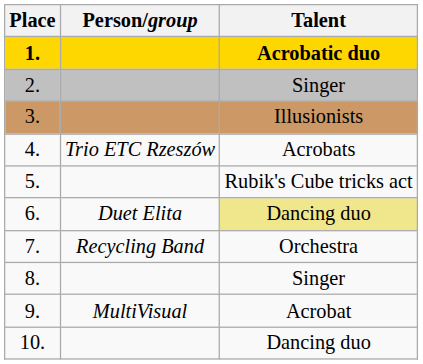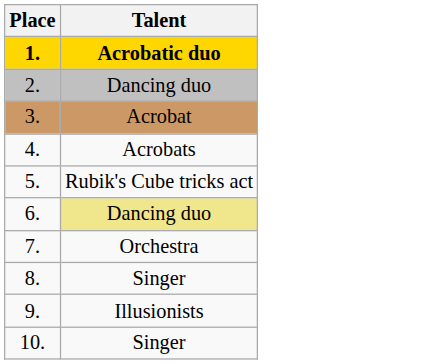- column: (140, 20)
(319, 85) Singer -> (159, 85) Dancing duo
(319, 117) Illusionists -> (159, 117) Acrobat
(319, 310) Acrobat -> (159, 310) Illusionists
(319, 342) Dancing duo -> (159, 342) Singer
